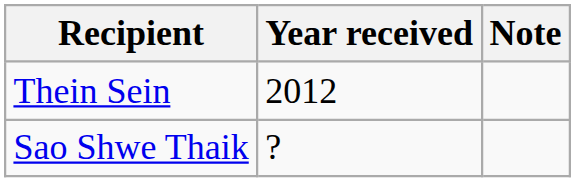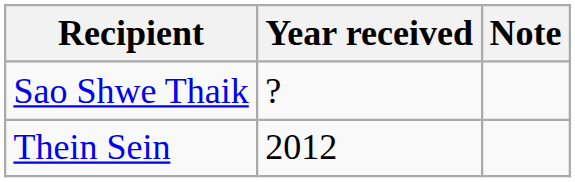rows swapped: (92, 90) <-> (131, 147)
